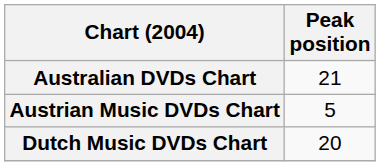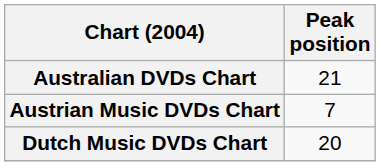(330, 110) 5 -> (330, 110) 7
